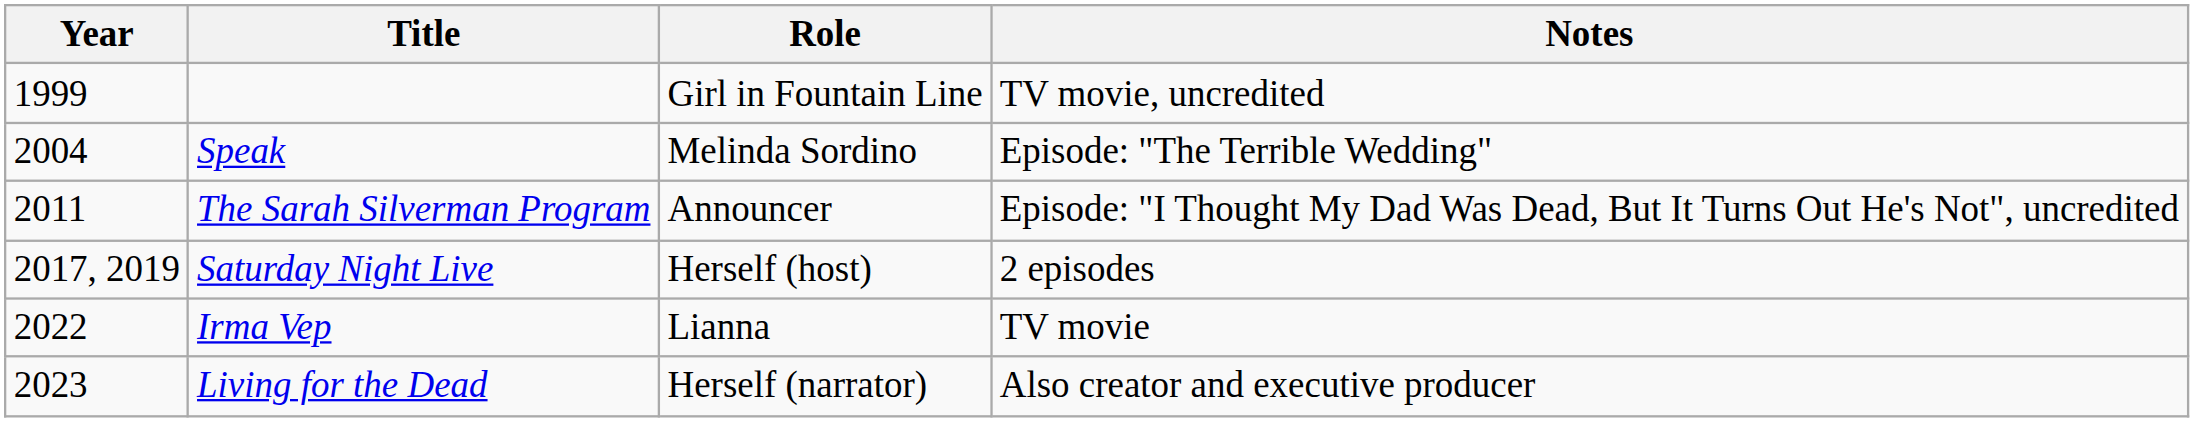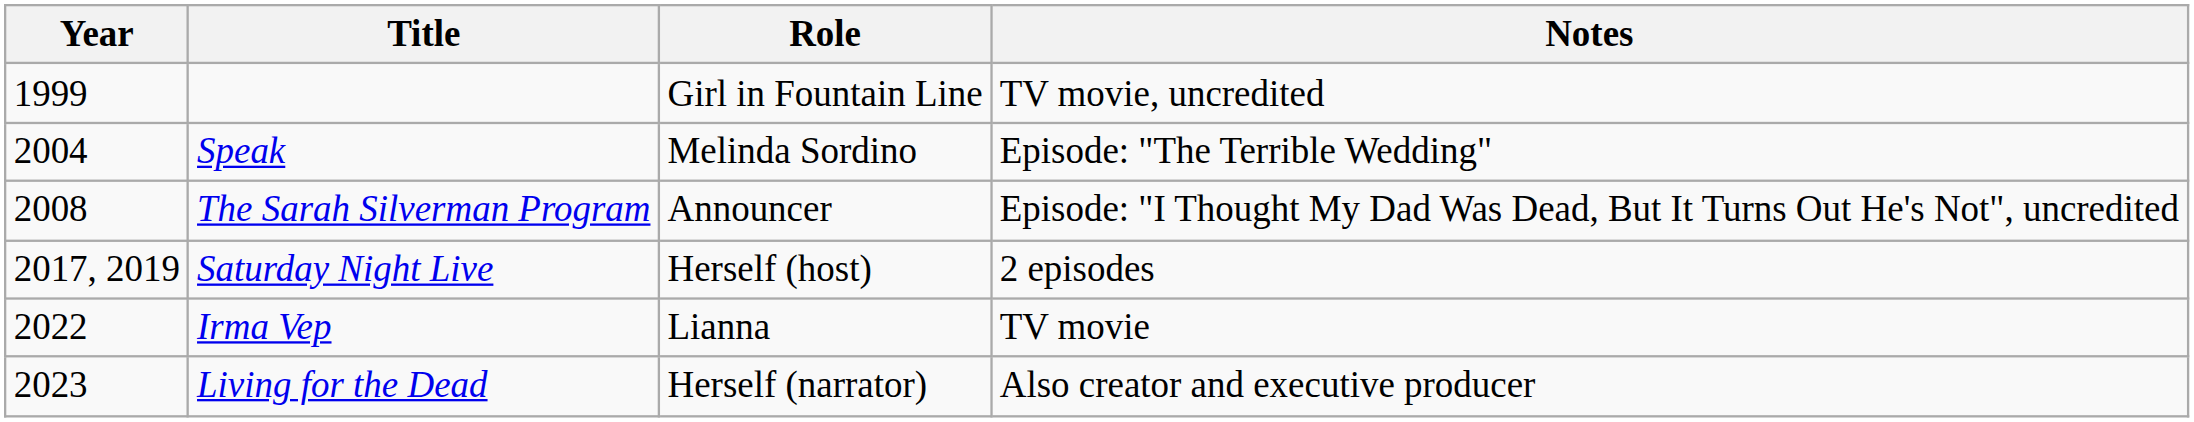(50, 209) 2011 -> (51, 209) 2008
